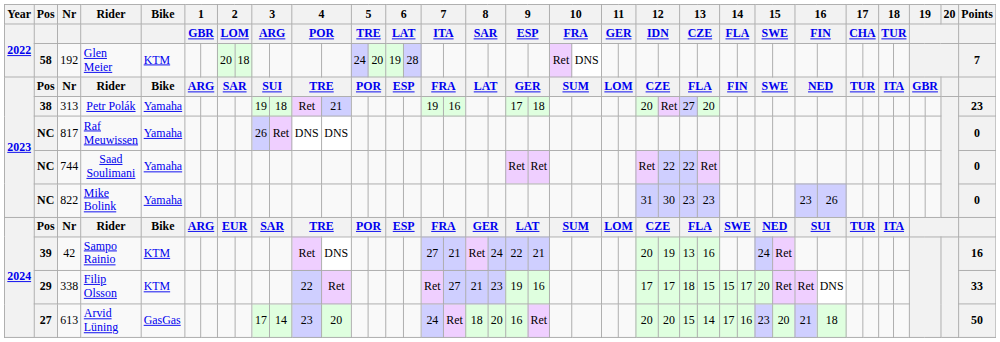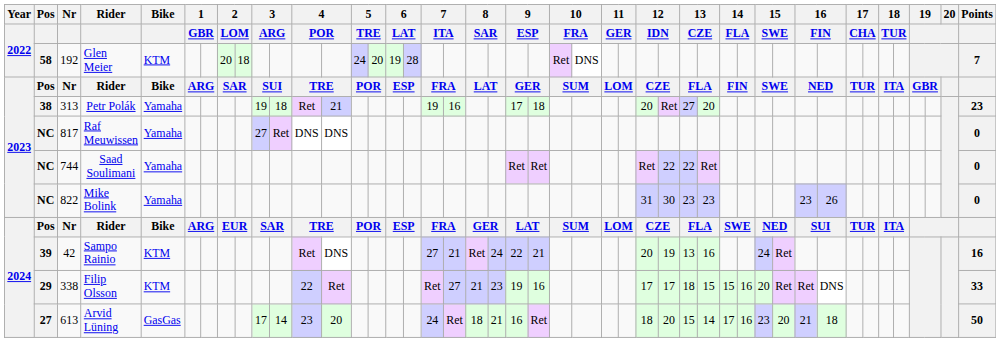(261, 133) 26 -> (261, 133) 27
(746, 287) 17 -> (746, 287) 16
(497, 320) 20 -> (497, 320) 21
(647, 320) 20 -> (647, 320) 18
